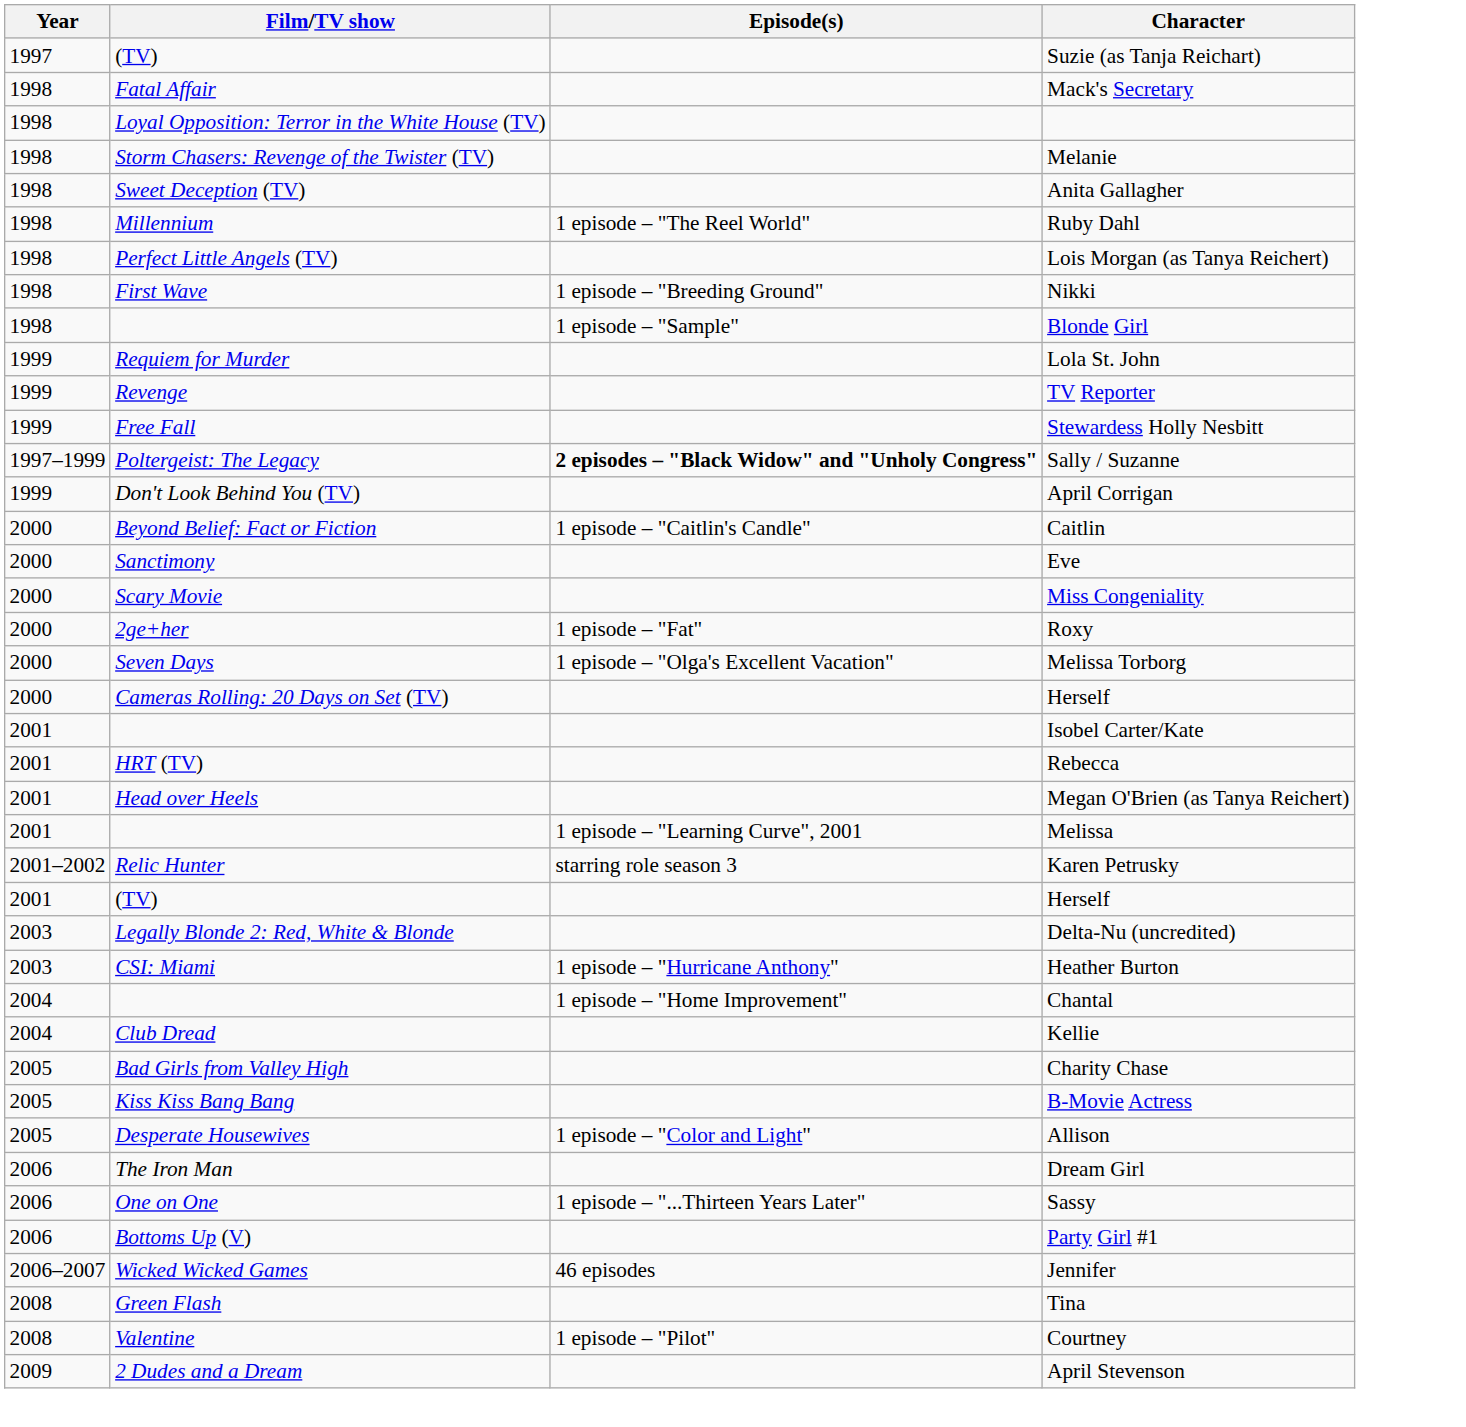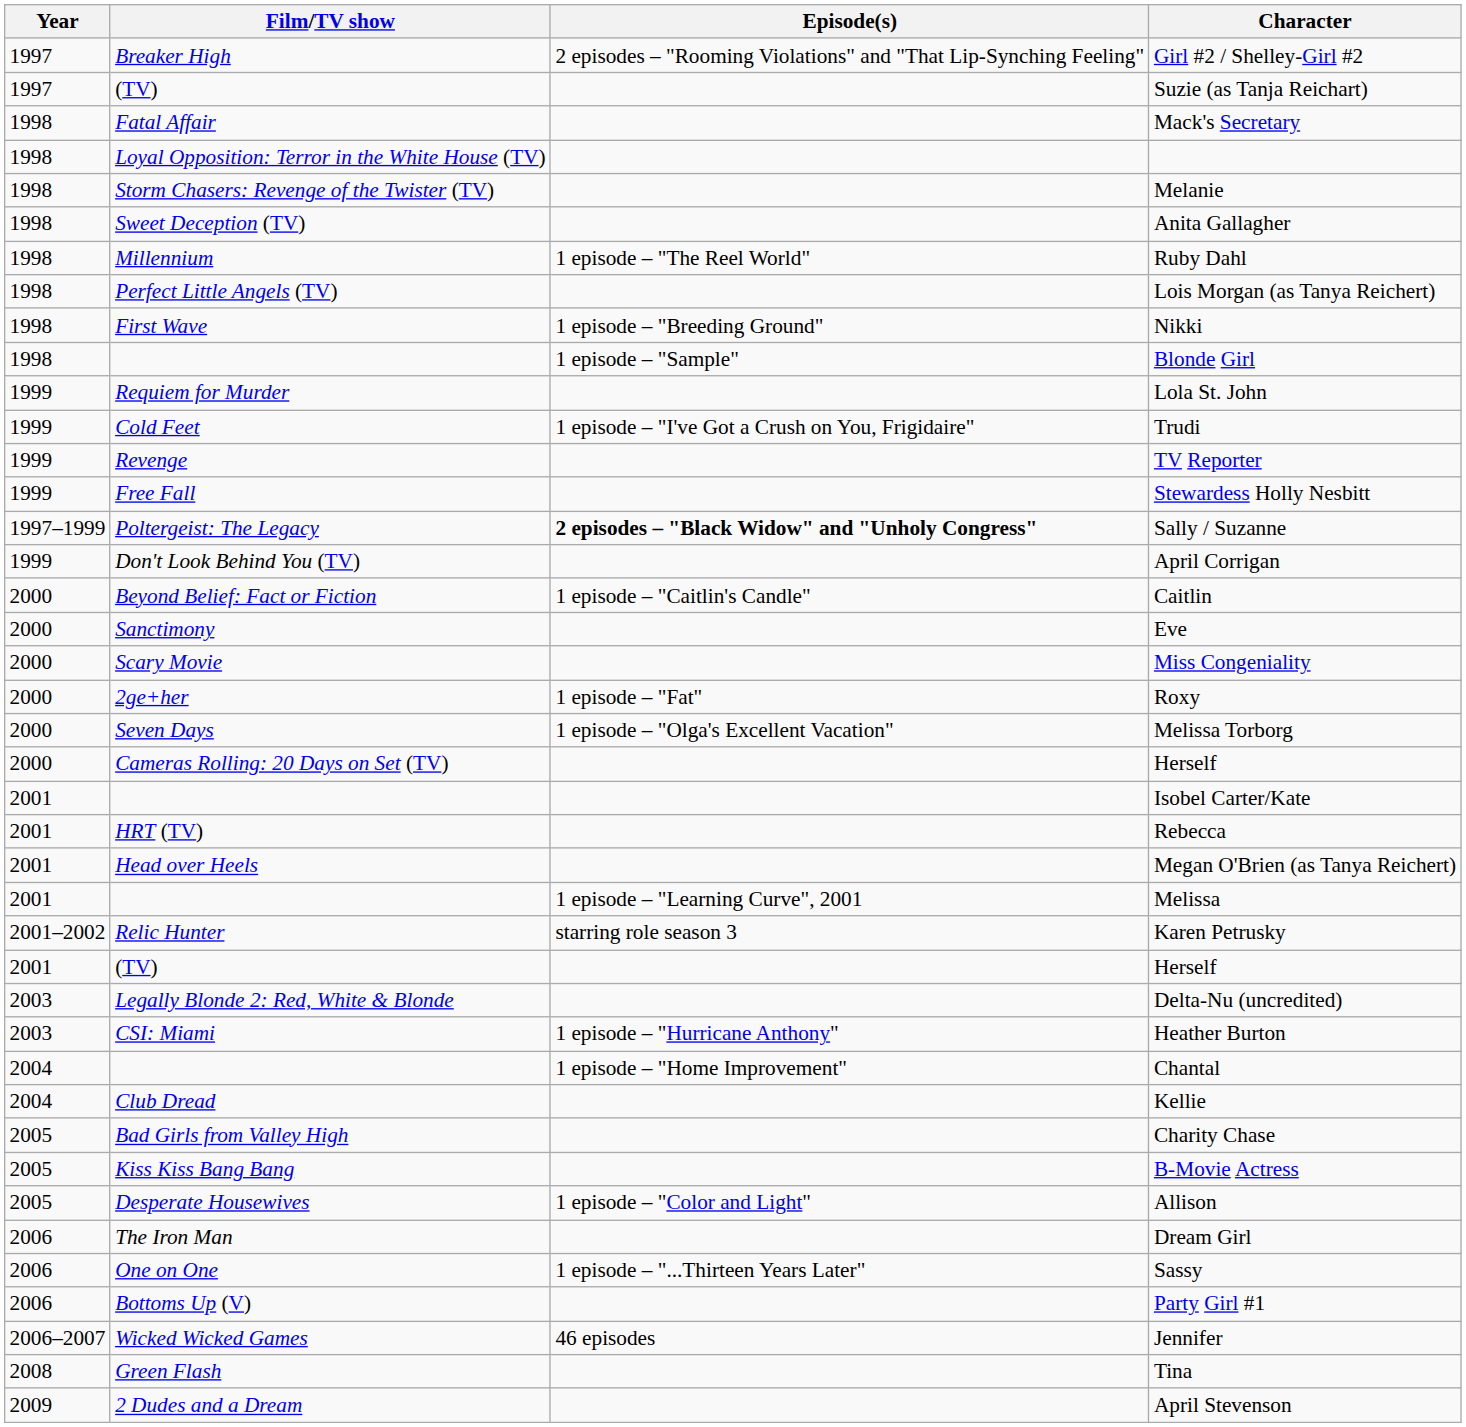+ row: (173, 55)
+ row: (157, 426)
- row: (155, 1337)
